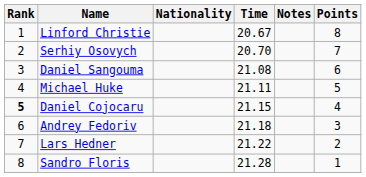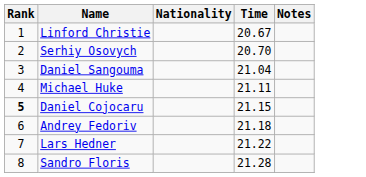- column: (337, 14)
(254, 70) 21.08 -> (254, 70) 21.04
